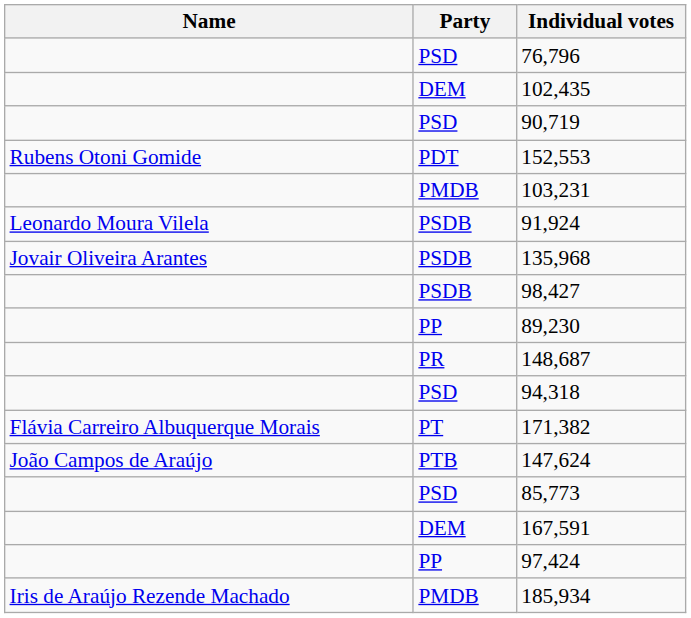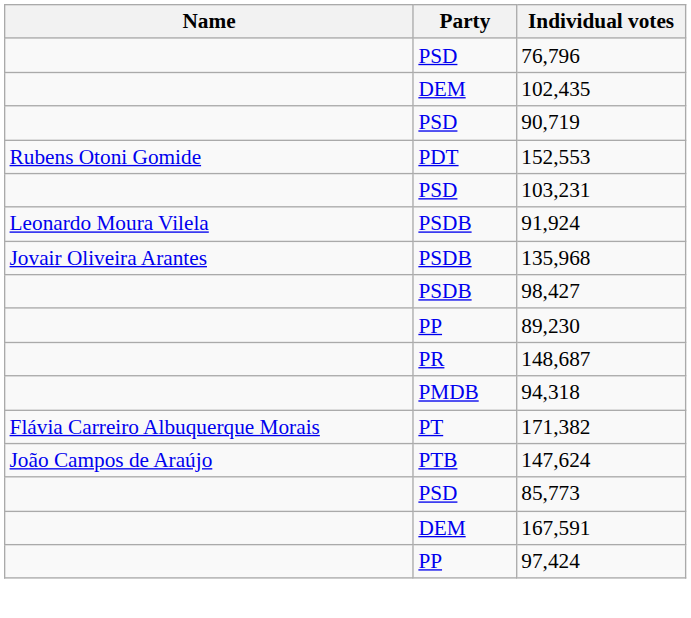(449, 190) PMDB -> (438, 190) PSD
(438, 392) PSD -> (449, 392) PMDB
- row: (556, 595)
